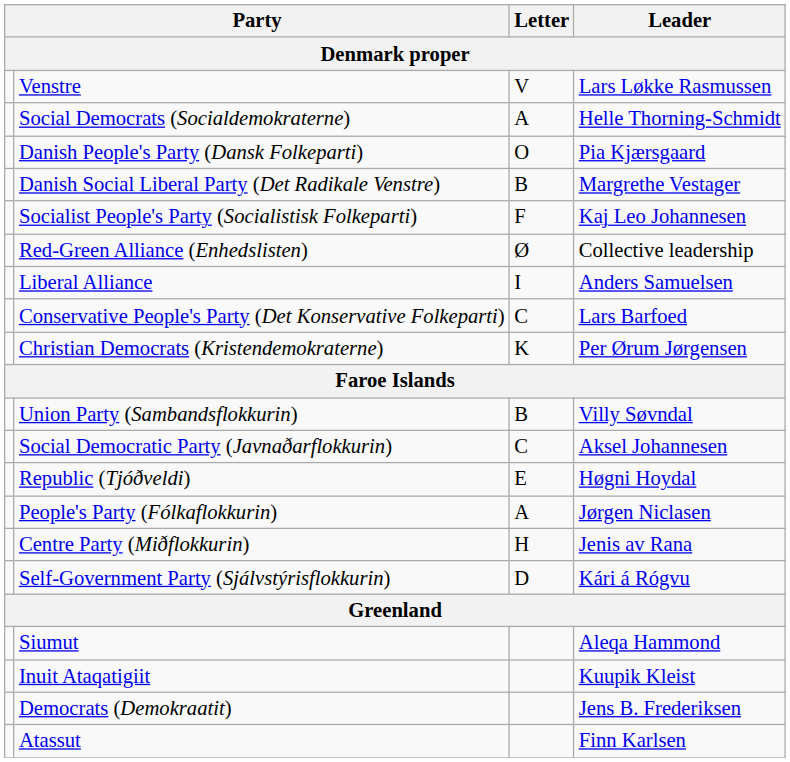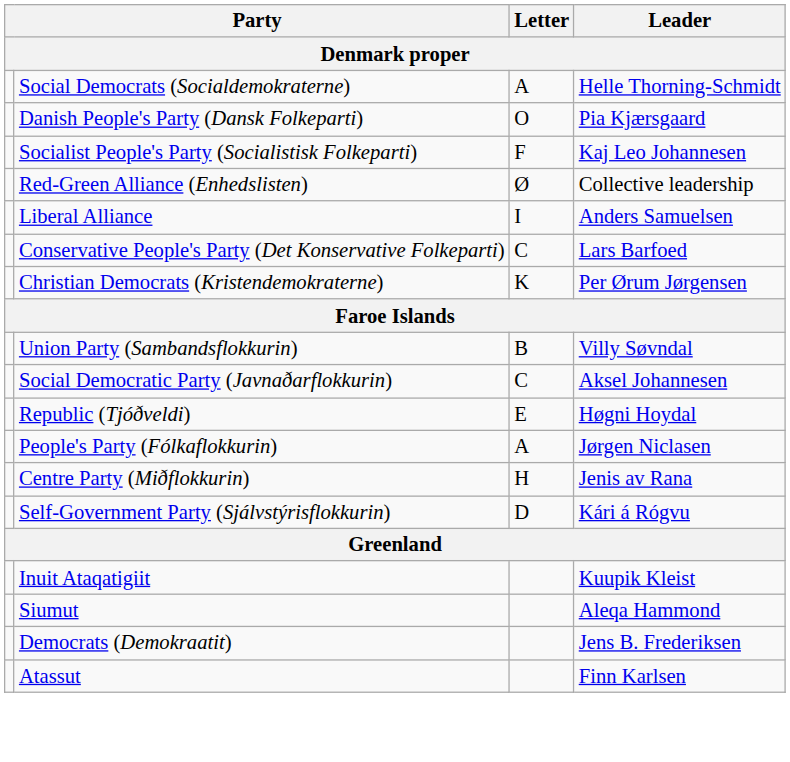- row: (50, 86)
- row: (229, 184)
rows swapped: (85, 675) <-> (49, 642)
